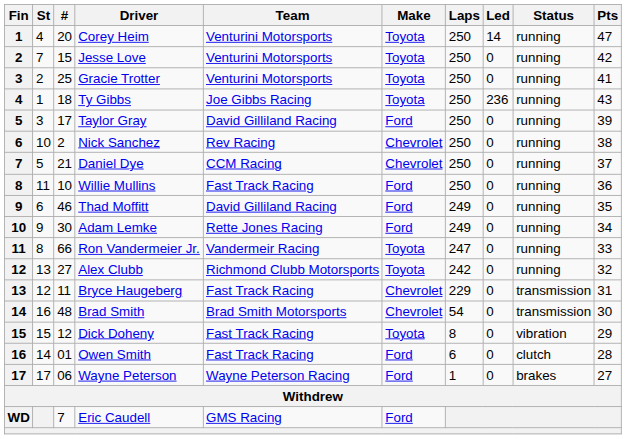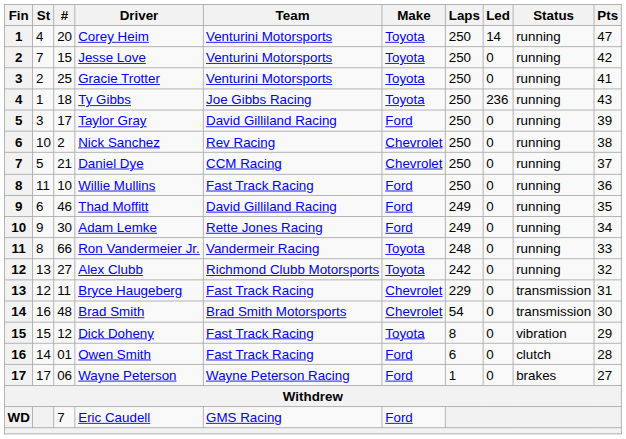(460, 248) 247 -> (460, 248) 248
